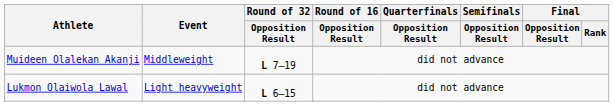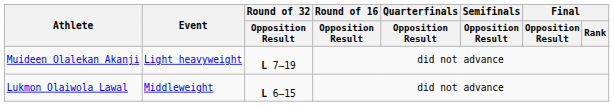(179, 60) Middleweight -> (193, 60) Light heavyweight
(193, 87) Light heavyweight -> (179, 87) Middleweight
